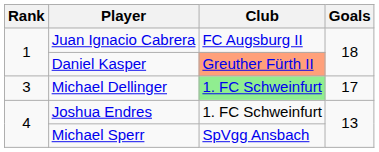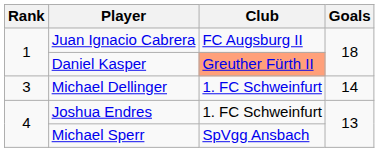(262, 87) lightgreen background -> (262, 87) no background
(350, 87) 17 -> (350, 87) 14
